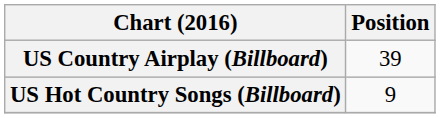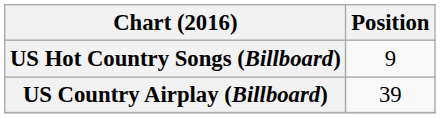rows swapped: (175, 58) <-> (175, 94)
